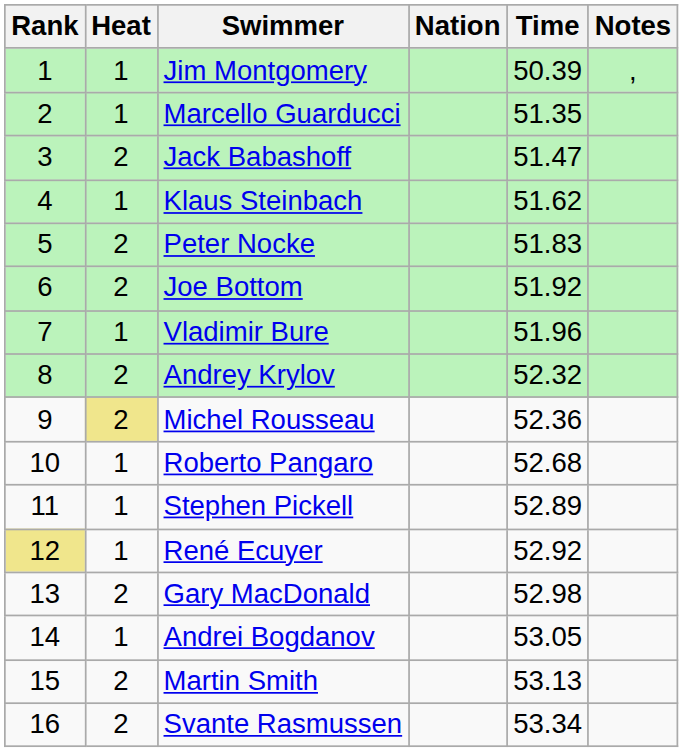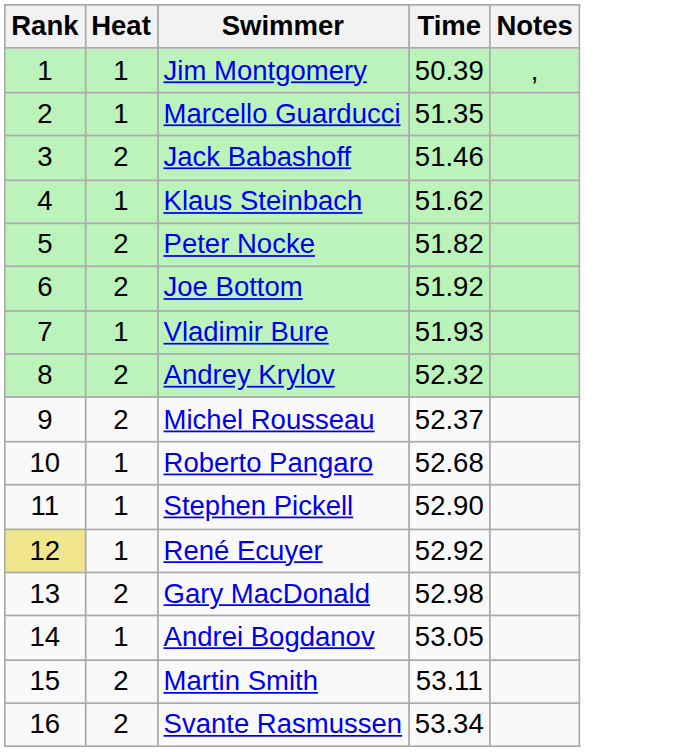- column: (458, 26)
(548, 157) 51.47 -> (449, 157) 51.46
(548, 244) 51.83 -> (449, 244) 51.82
(548, 331) 51.96 -> (449, 331) 51.93
(121, 419) khaki background -> (121, 419) no background
(548, 419) 52.36 -> (449, 419) 52.37
(548, 506) 52.89 -> (449, 506) 52.90
(548, 680) 53.13 -> (449, 680) 53.11
